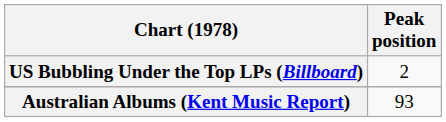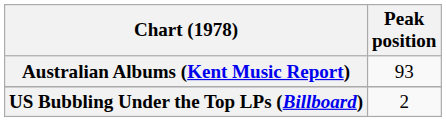rows swapped: (186, 101) <-> (186, 71)
